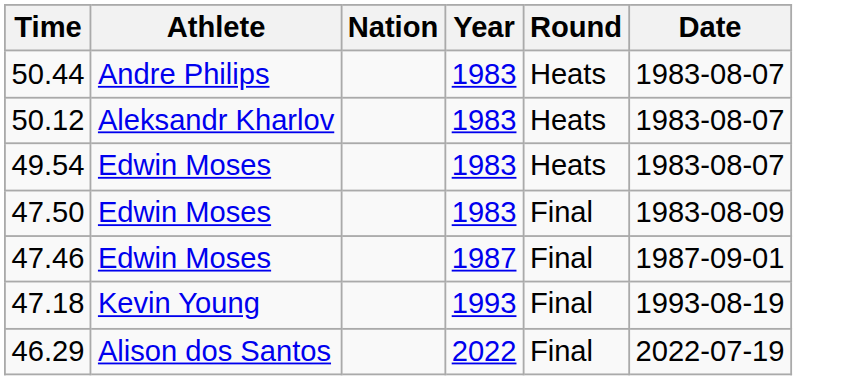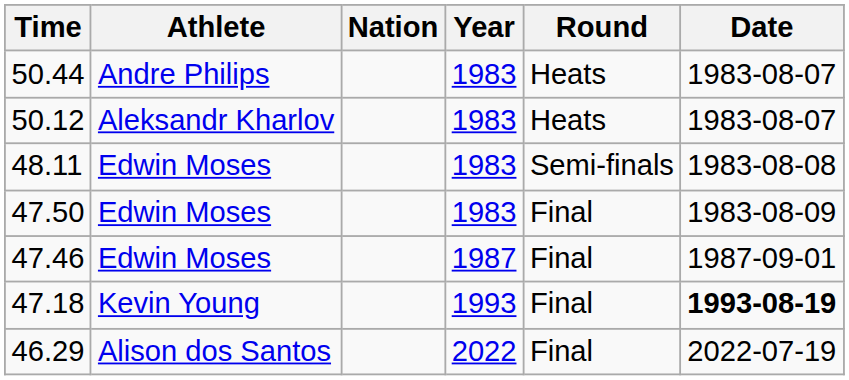- row: (48, 166)
+ row: (47, 166)
(710, 304) normal -> (762, 304) bold
